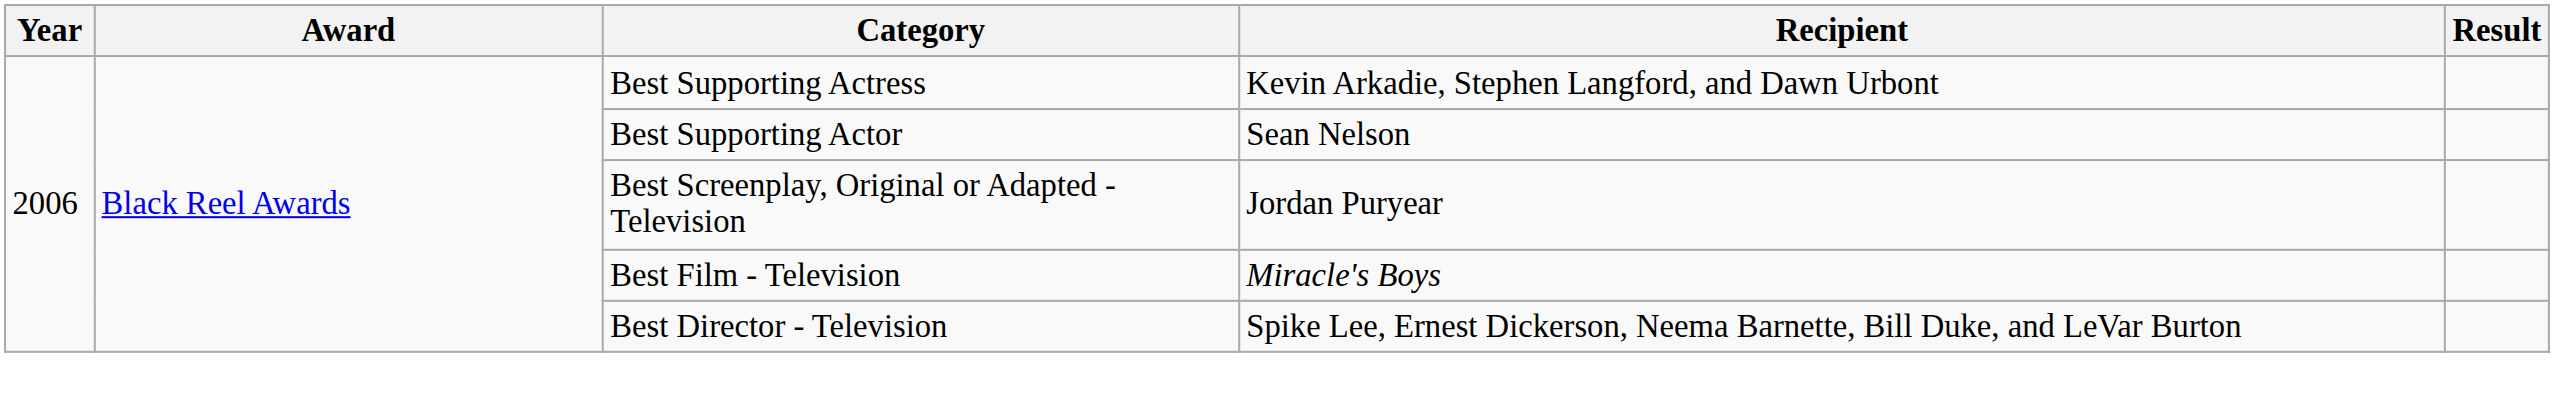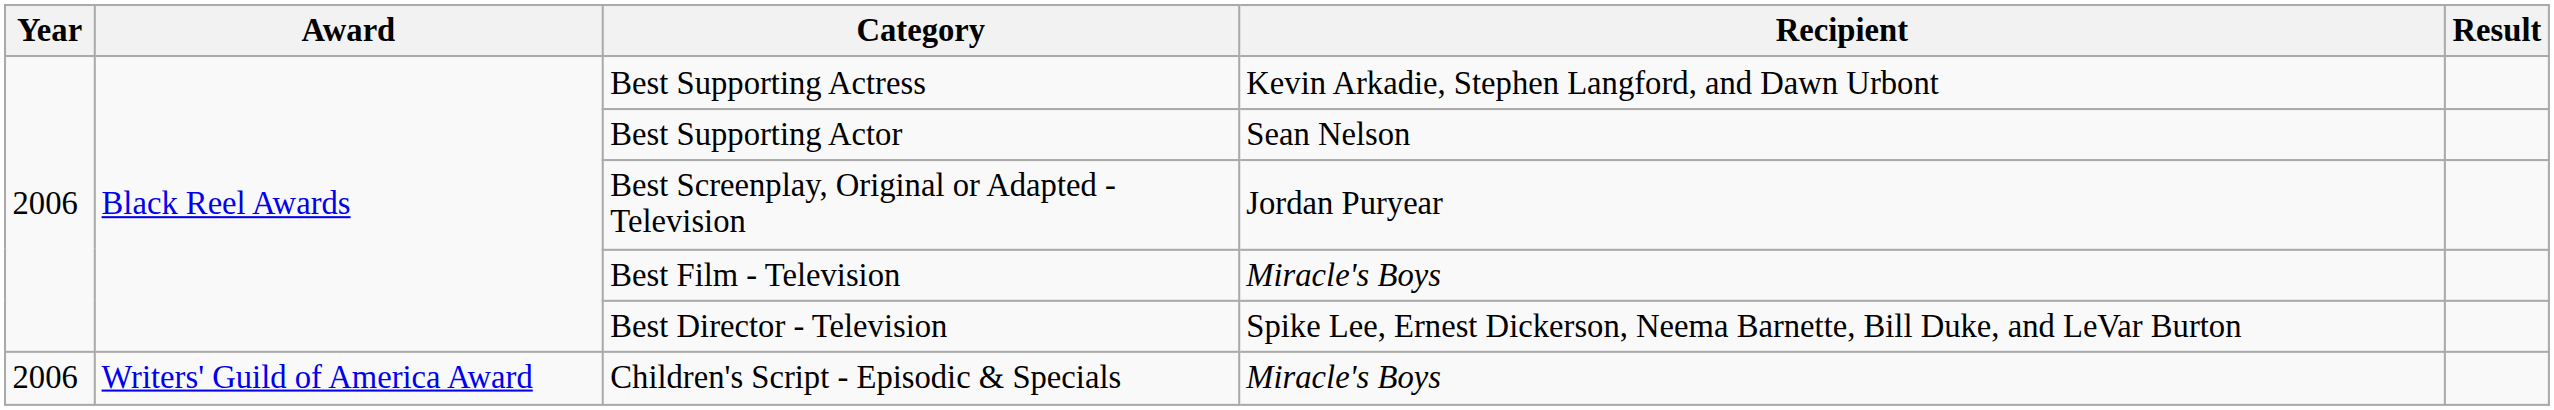+ row: (866, 377)
